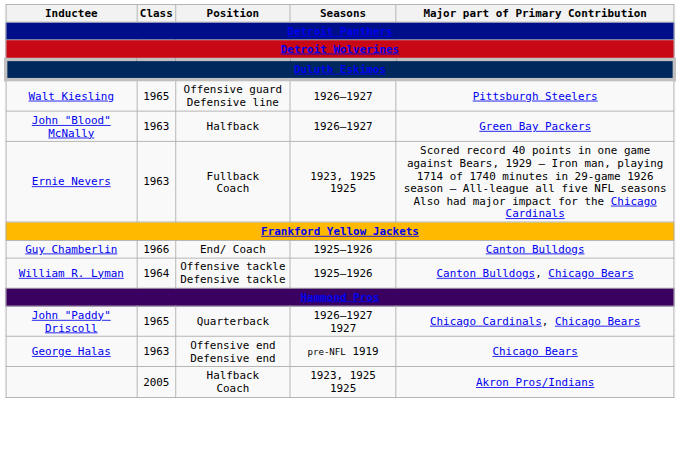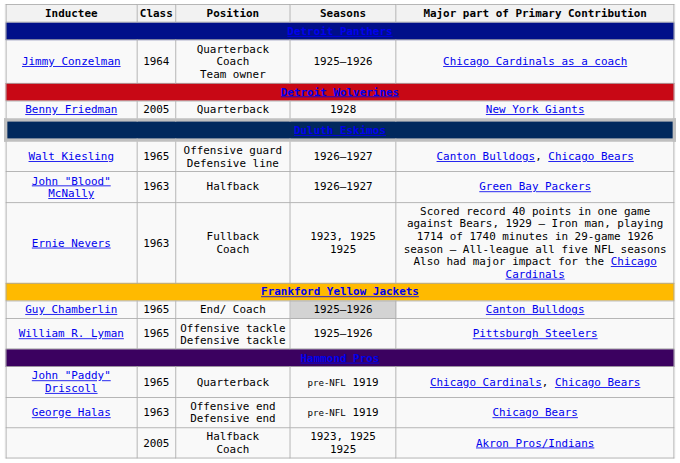+ row: (71, 62)
+ row: (71, 110)
(535, 96) Pittsburgh Steelers -> (535, 157) Canton Bulldogs, Chicago Bears
(156, 249) 1966 -> (156, 310) 1965
(343, 249) no background -> (343, 310) lightgrey background
(156, 273) 1964 -> (156, 334) 1965
(535, 273) Canton Bulldogs, Chicago Bears -> (535, 334) Pittsburgh Steelers
(343, 321) 1926–1927 1927 -> (343, 382) pre-NFL 1919
